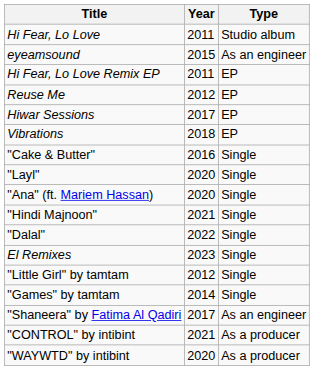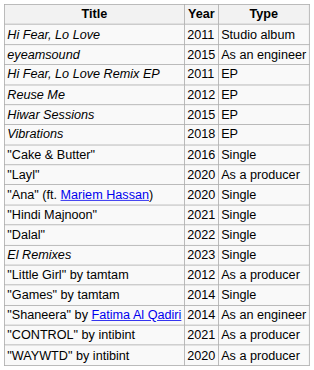(201, 114) 2017 -> (201, 114) 2015
(239, 174) Single -> (261, 174) As a producer
(239, 275) Single -> (261, 275) As a producer
(201, 315) 2017 -> (201, 315) 2014
